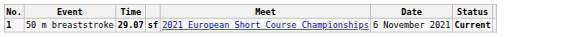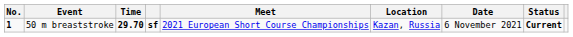+ column: (406, 11)
(131, 25) 29.07 -> (131, 25) 29.70
